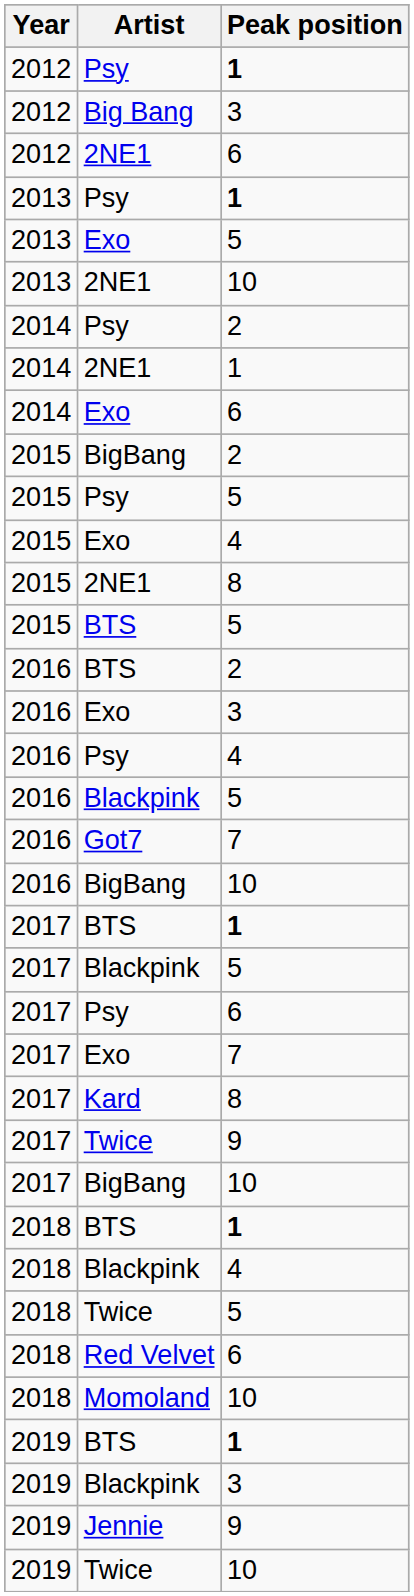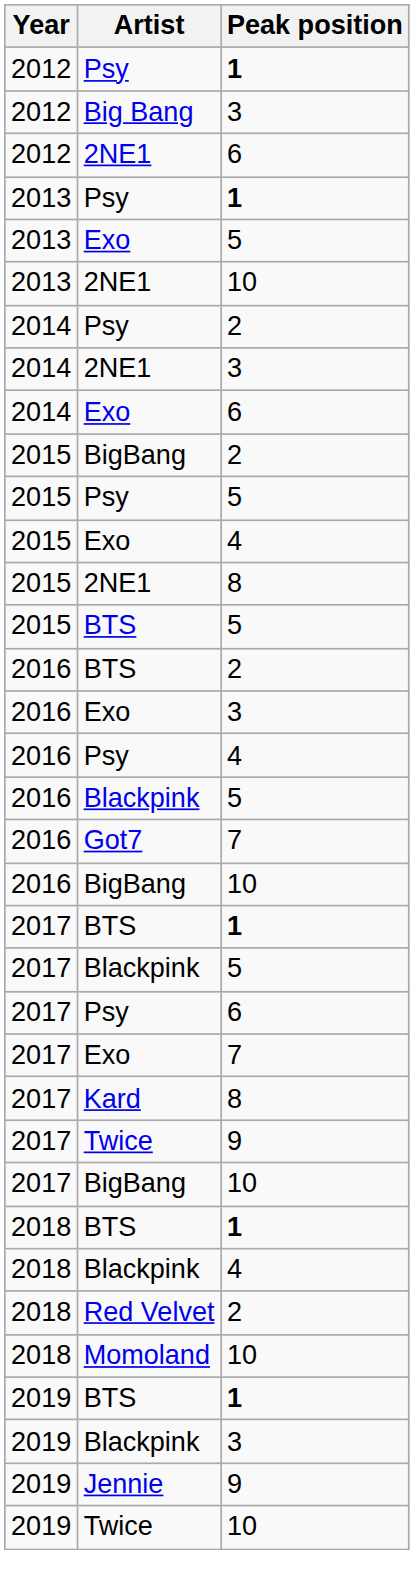(234, 369) 1 -> (234, 369) 3
- row: (41, 1312)
(234, 1355) 6 -> (234, 1312) 2
